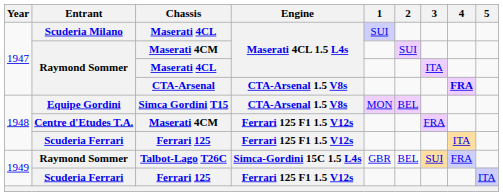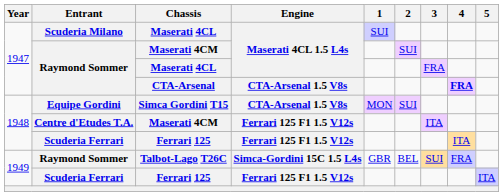(434, 67) ITA -> (434, 67) FRA
(408, 104) BEL -> (408, 104) SUI
(434, 122) FRA -> (434, 122) ITA
